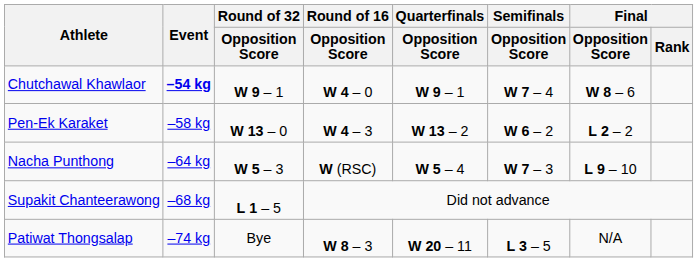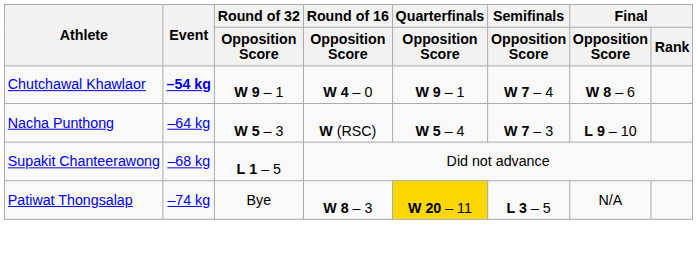- row: (58, 123)
(440, 246) no background -> (440, 208) gold background
